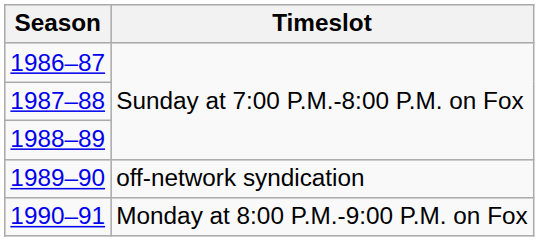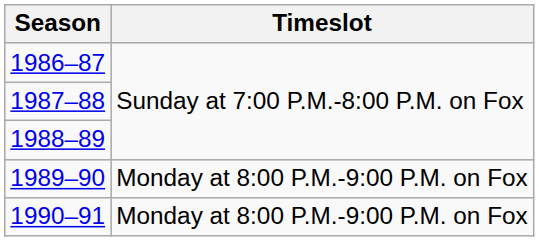(240, 178) off-network syndication -> (322, 178) Monday at 8:00 P.M.-9:00 P.M. on Fox
